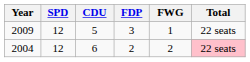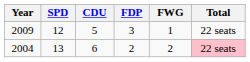(58, 48) 12 -> (58, 48) 13
